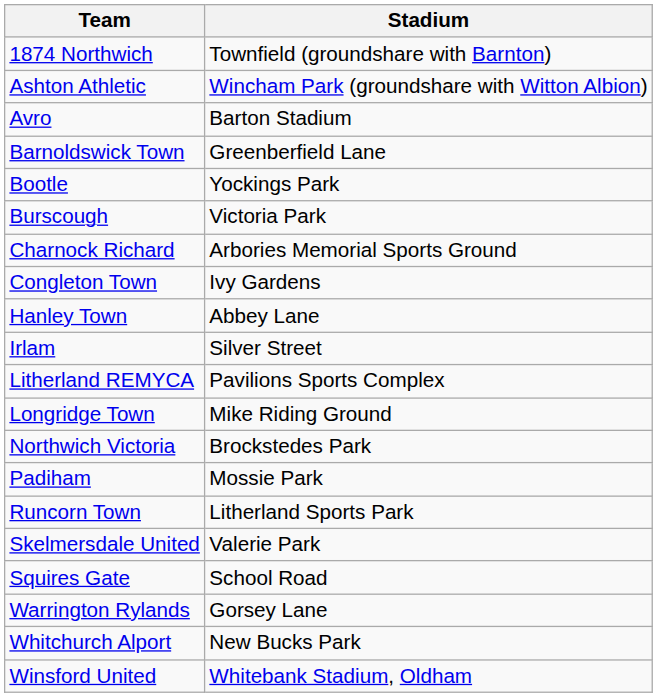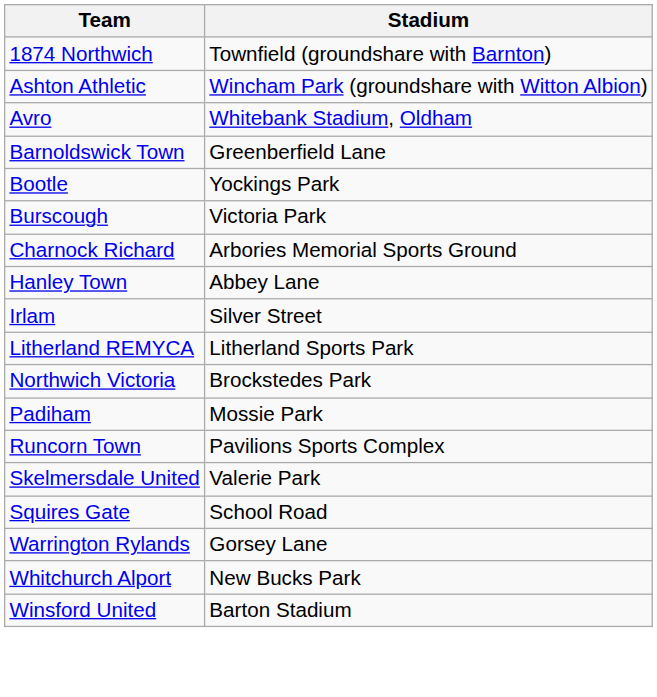(280, 119) Barton Stadium -> (341, 119) Whitebank Stadium, Oldham
- row: (83, 282)
(327, 380) Pavilions Sports Complex -> (311, 348) Litherland Sports Park
- row: (82, 413)
(311, 511) Litherland Sports Park -> (327, 446) Pavilions Sports Complex
(341, 675) Whitebank Stadium, Oldham -> (280, 610) Barton Stadium
